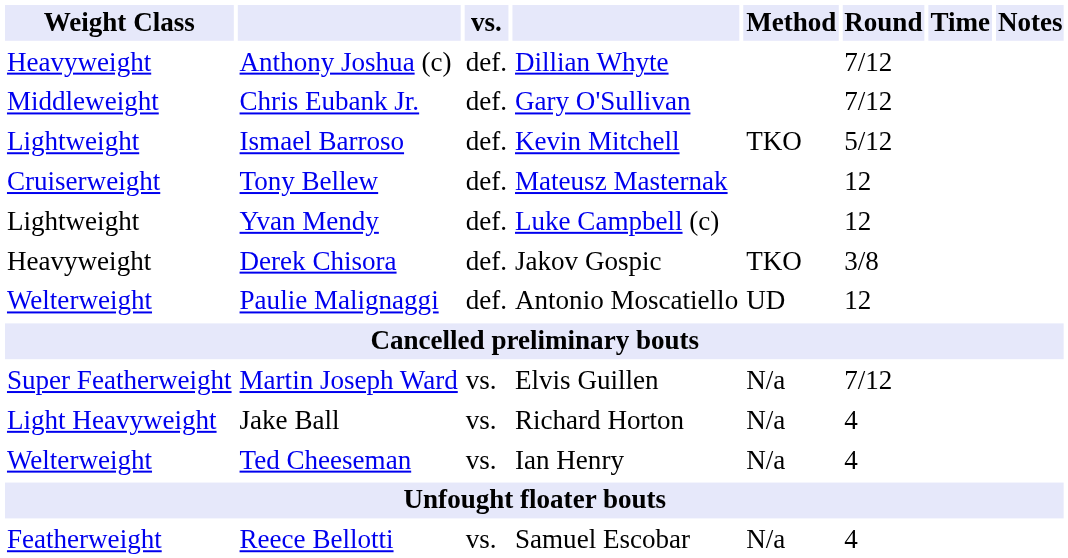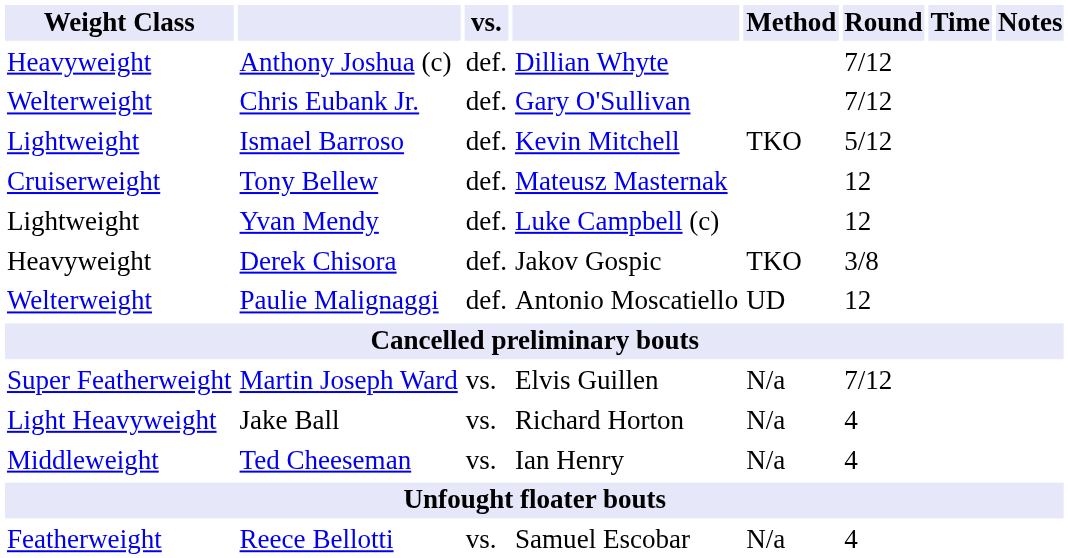(83, 101) Middleweight -> (79, 101) Welterweight
(79, 460) Welterweight -> (83, 460) Middleweight
